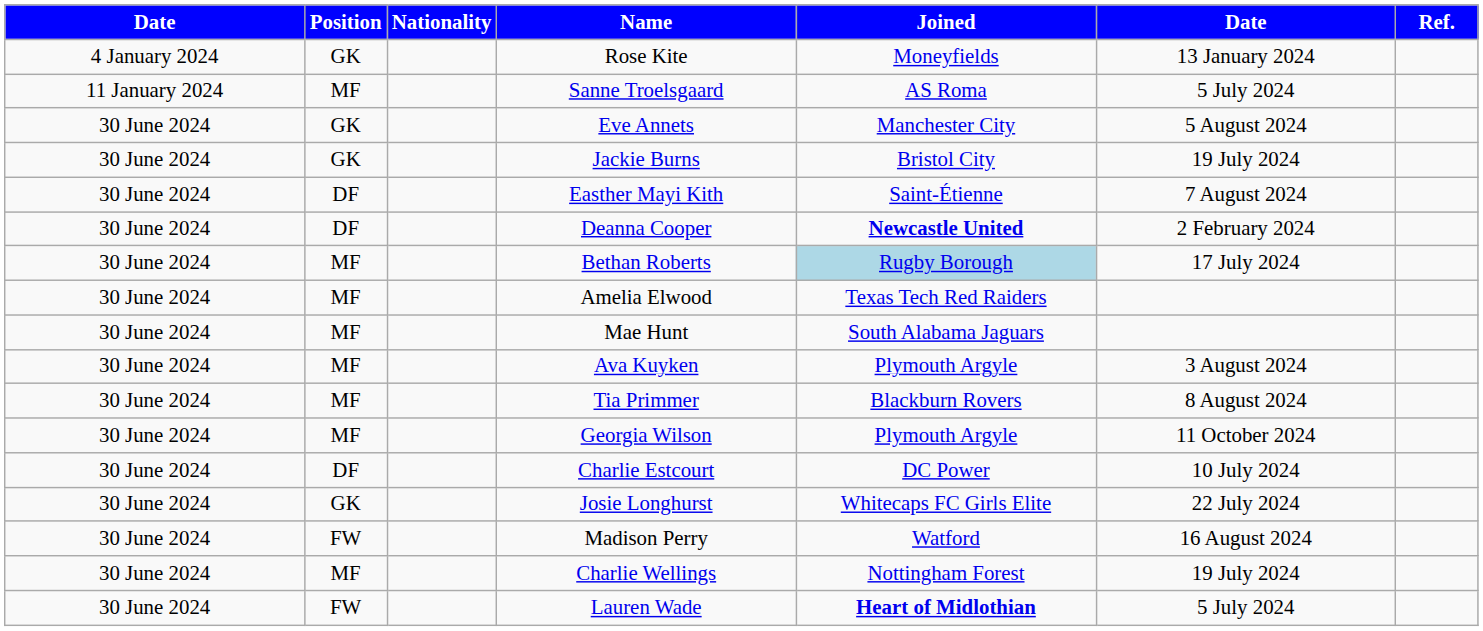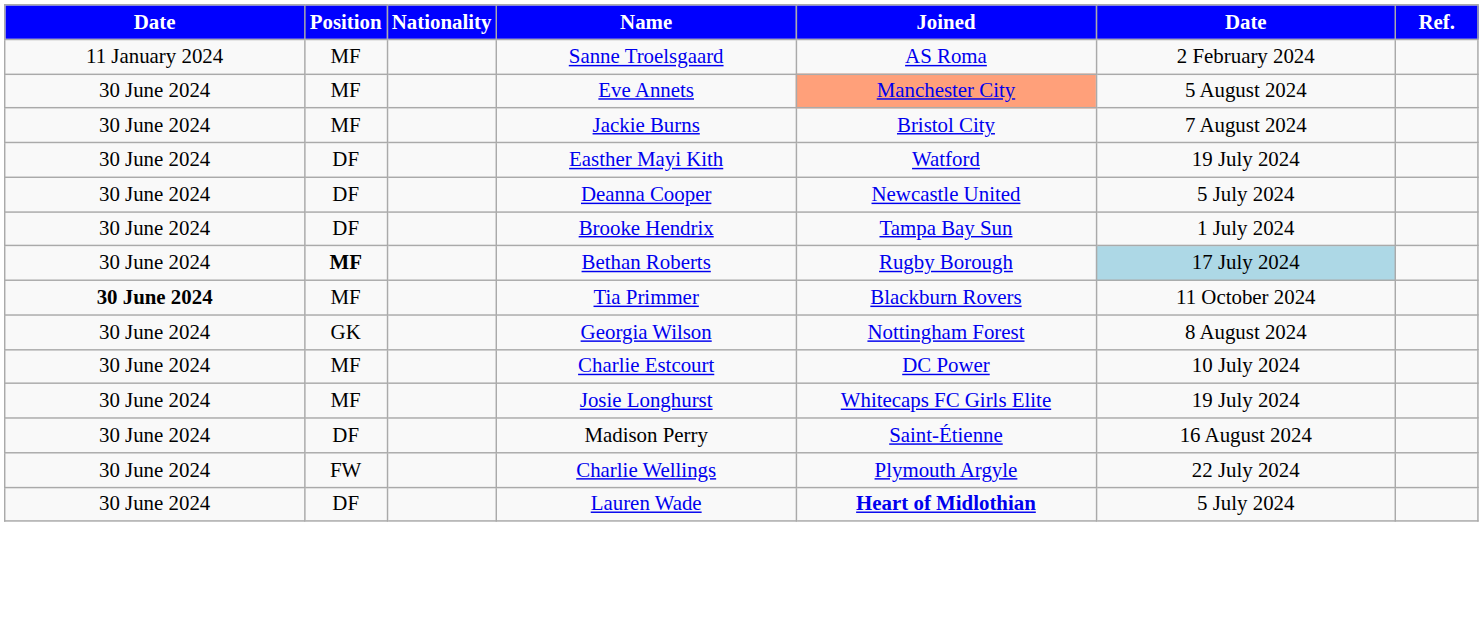- row: (646, 56)
(1246, 90) 5 July 2024 -> (1246, 56) 2 February 2024
(346, 125) GK -> (346, 90) MF
(946, 125) no background -> (946, 90) lightsalmon background
(346, 159) GK -> (346, 125) MF
(1246, 159) 19 July 2024 -> (1246, 125) 7 August 2024
(946, 194) Saint-Étienne -> (946, 159) Watford
(1246, 194) 7 August 2024 -> (1246, 159) 19 July 2024
(946, 228) bold -> (946, 194) normal
(1246, 228) 2 February 2024 -> (1246, 194) 5 July 2024
+ row: (646, 228)
(346, 263) normal -> (346, 263) bold
(946, 263) lightblue background -> (946, 263) no background
(1246, 263) no background -> (1246, 263) lightblue background
- row: (646, 297)
- row: (646, 332)
- row: (646, 366)
(155, 400) normal -> (155, 297) bold
(1246, 400) 8 August 2024 -> (1246, 297) 11 October 2024
(346, 435) MF -> (346, 332) GK
(946, 435) Plymouth Argyle -> (946, 332) Nottingham Forest
(1246, 435) 11 October 2024 -> (1246, 332) 8 August 2024
(346, 469) DF -> (346, 366) MF
(346, 504) GK -> (346, 400) MF
(1246, 504) 22 July 2024 -> (1246, 400) 19 July 2024
(346, 538) FW -> (346, 435) DF
(946, 538) Watford -> (946, 435) Saint-Étienne
(346, 573) MF -> (346, 469) FW
(946, 573) Nottingham Forest -> (946, 469) Plymouth Argyle
(1246, 573) 19 July 2024 -> (1246, 469) 22 July 2024
(346, 607) FW -> (346, 504) DF
